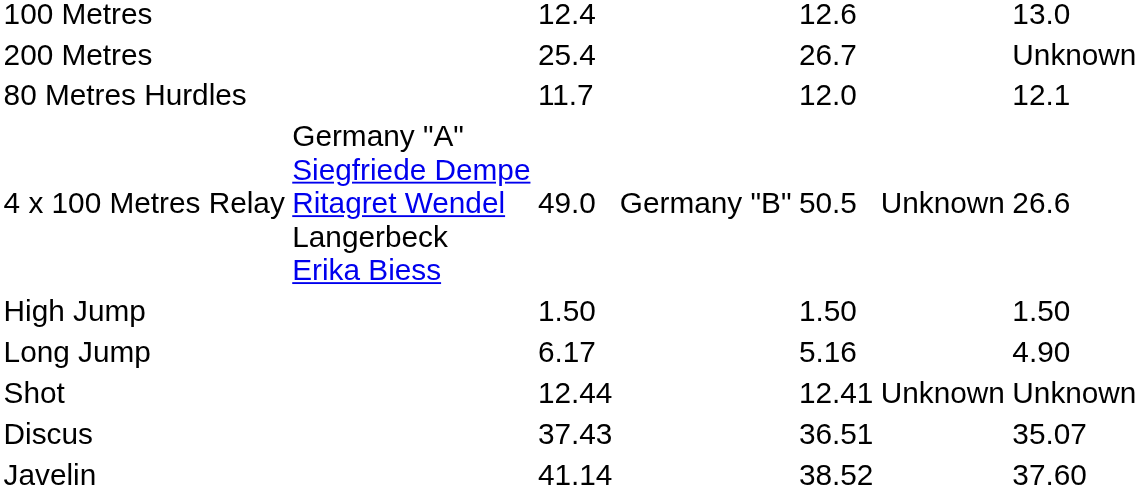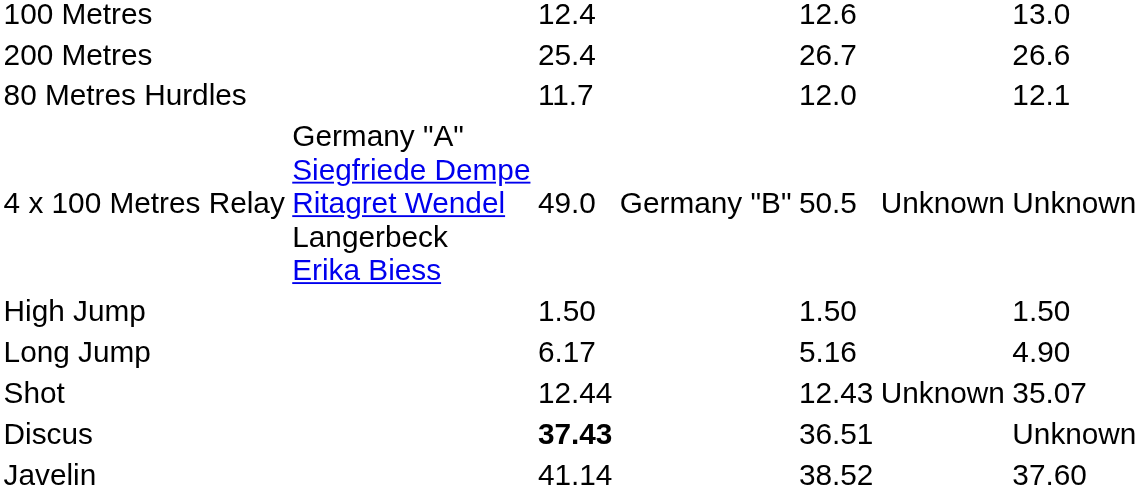(1074, 54) Unknown -> (1041, 54) 26.6
(1041, 203) 26.6 -> (1074, 203) Unknown
(836, 393) 12.41 -> (836, 393) 12.43
(1074, 393) Unknown -> (1050, 393) 35.07
(575, 434) normal -> (575, 434) bold
(1050, 434) 35.07 -> (1074, 434) Unknown
